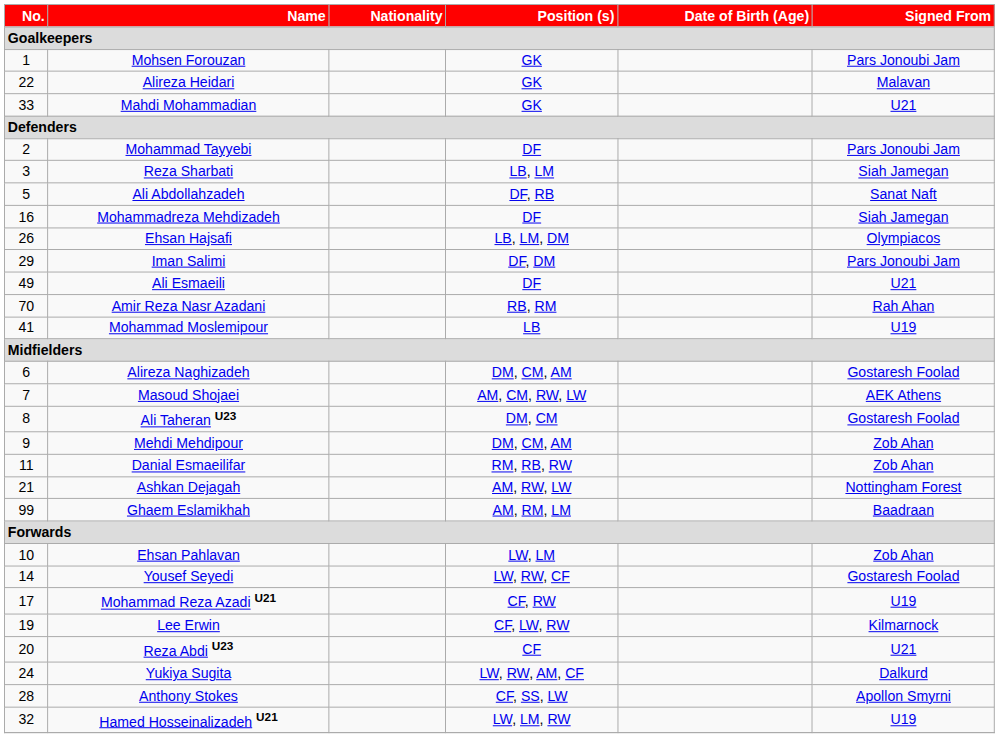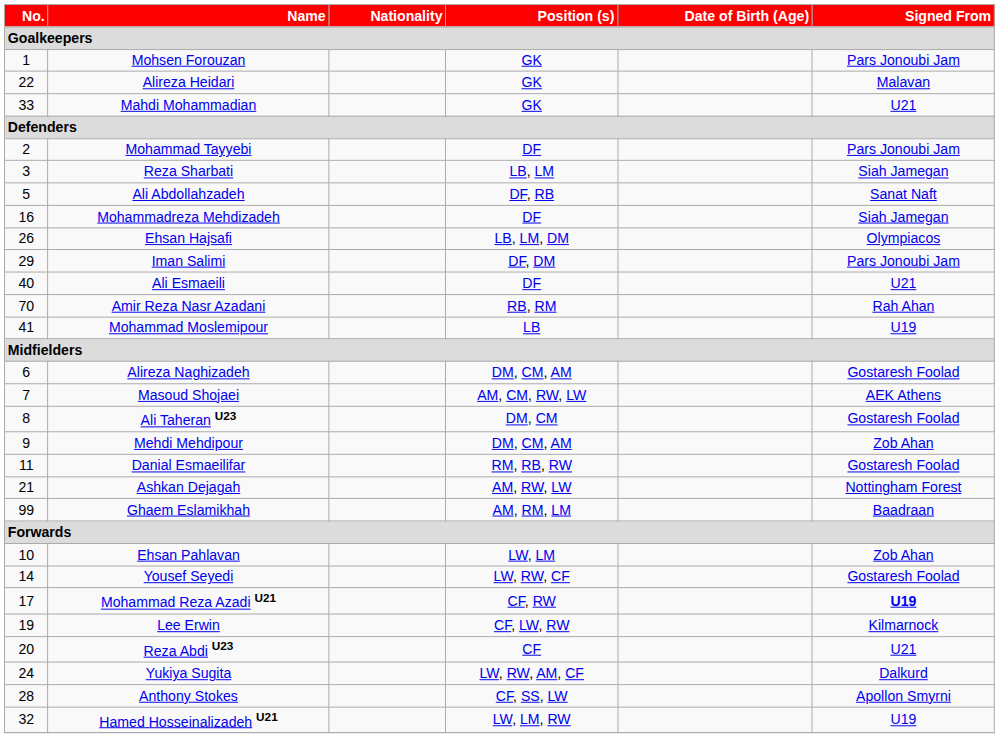(26, 284) 49 -> (26, 284) 40
(903, 466) Zob Ahan -> (903, 466) Gostaresh Foolad
(903, 601) normal -> (903, 601) bold
